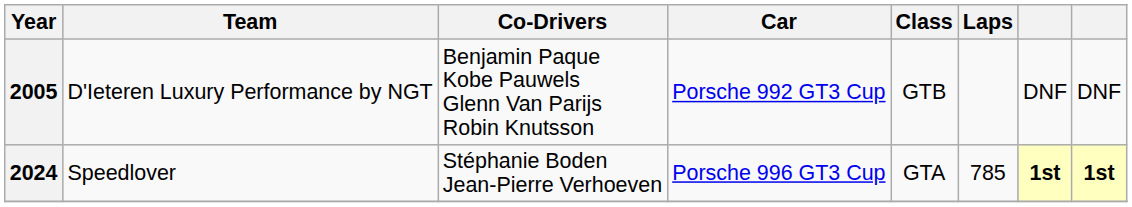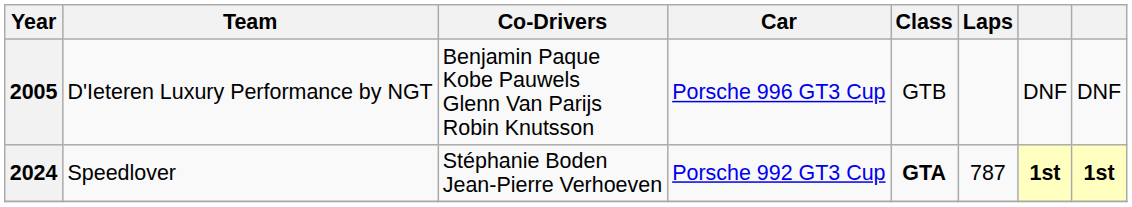(779, 92) Porsche 992 GT3 Cup -> (779, 92) Porsche 996 GT3 Cup
(779, 173) Porsche 996 GT3 Cup -> (779, 173) Porsche 992 GT3 Cup
(924, 173) normal -> (924, 173) bold
(988, 173) 785 -> (988, 173) 787
